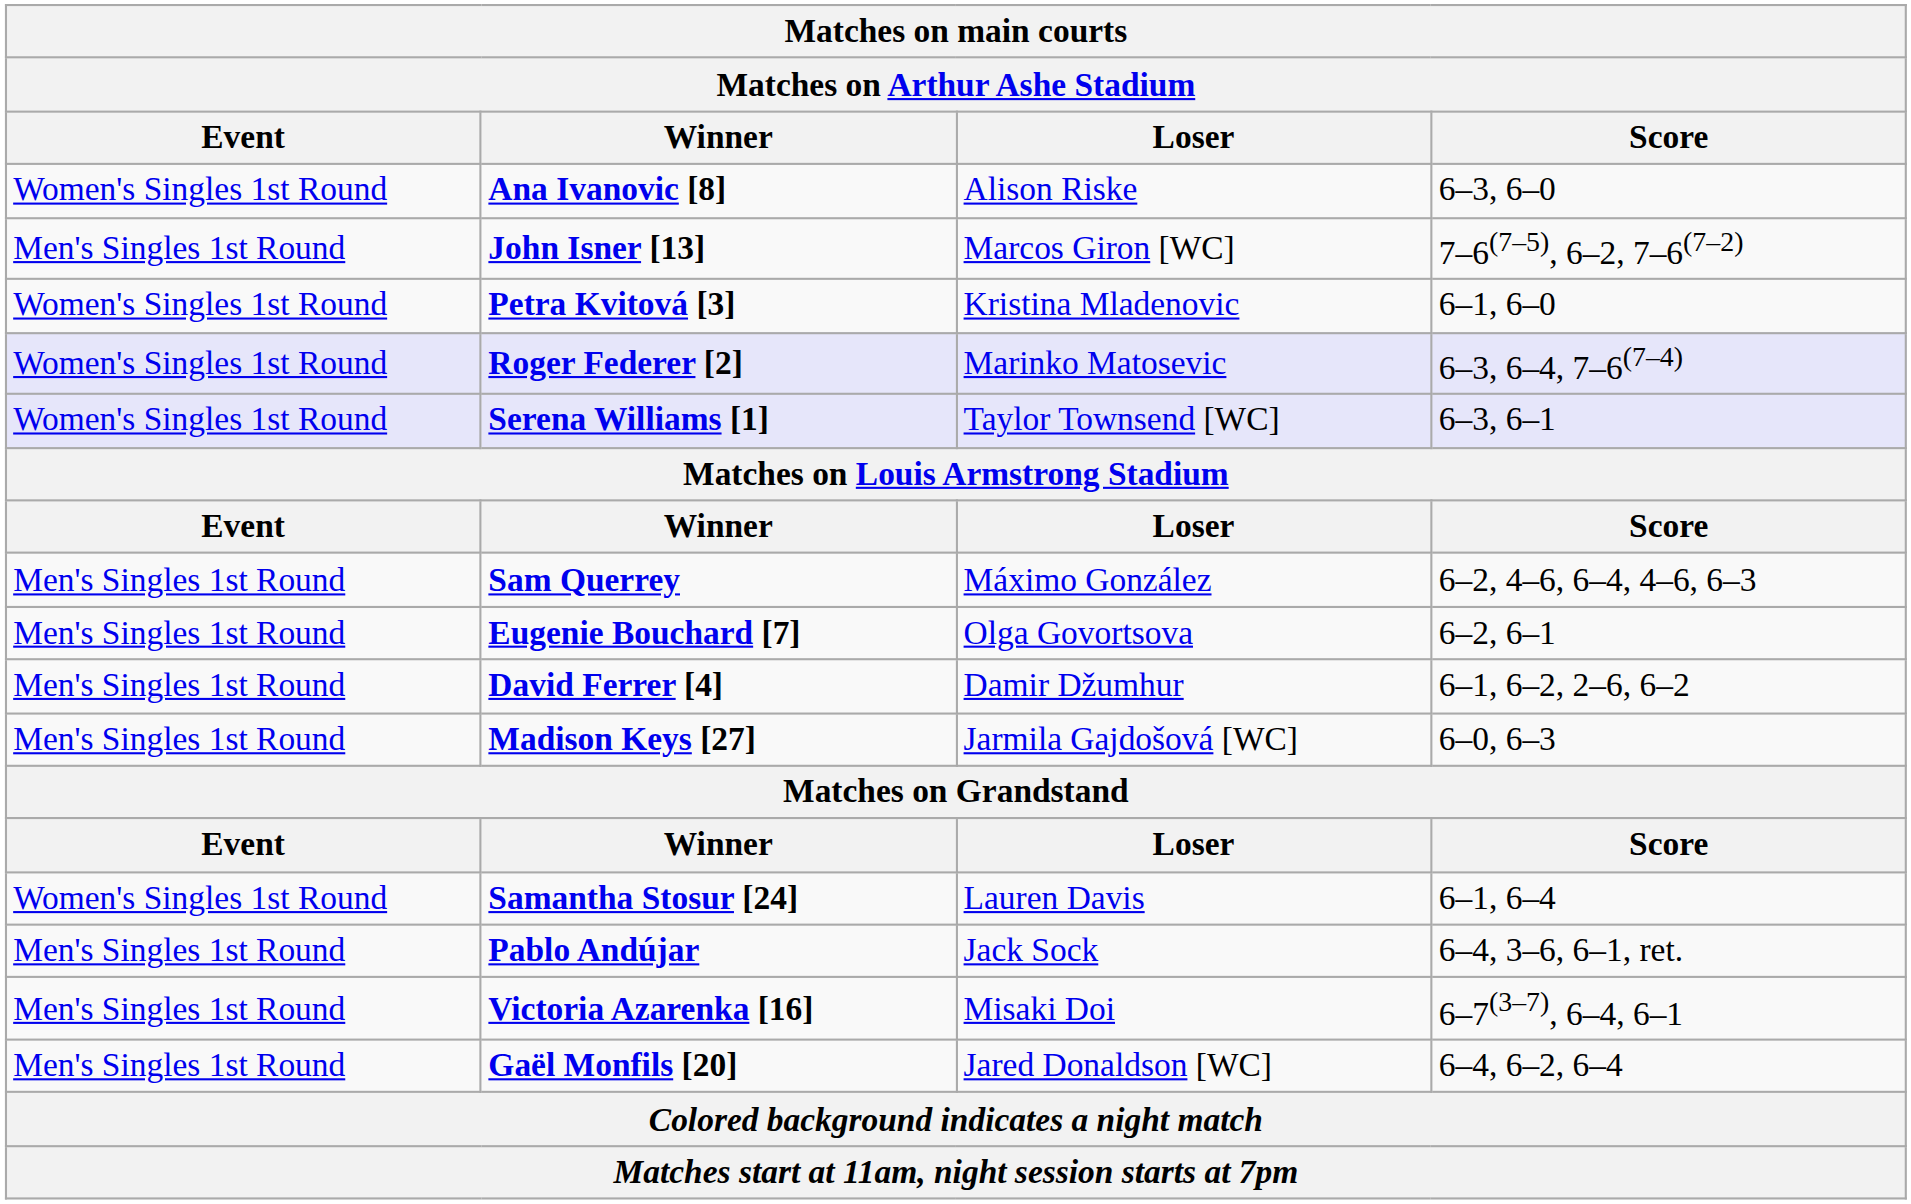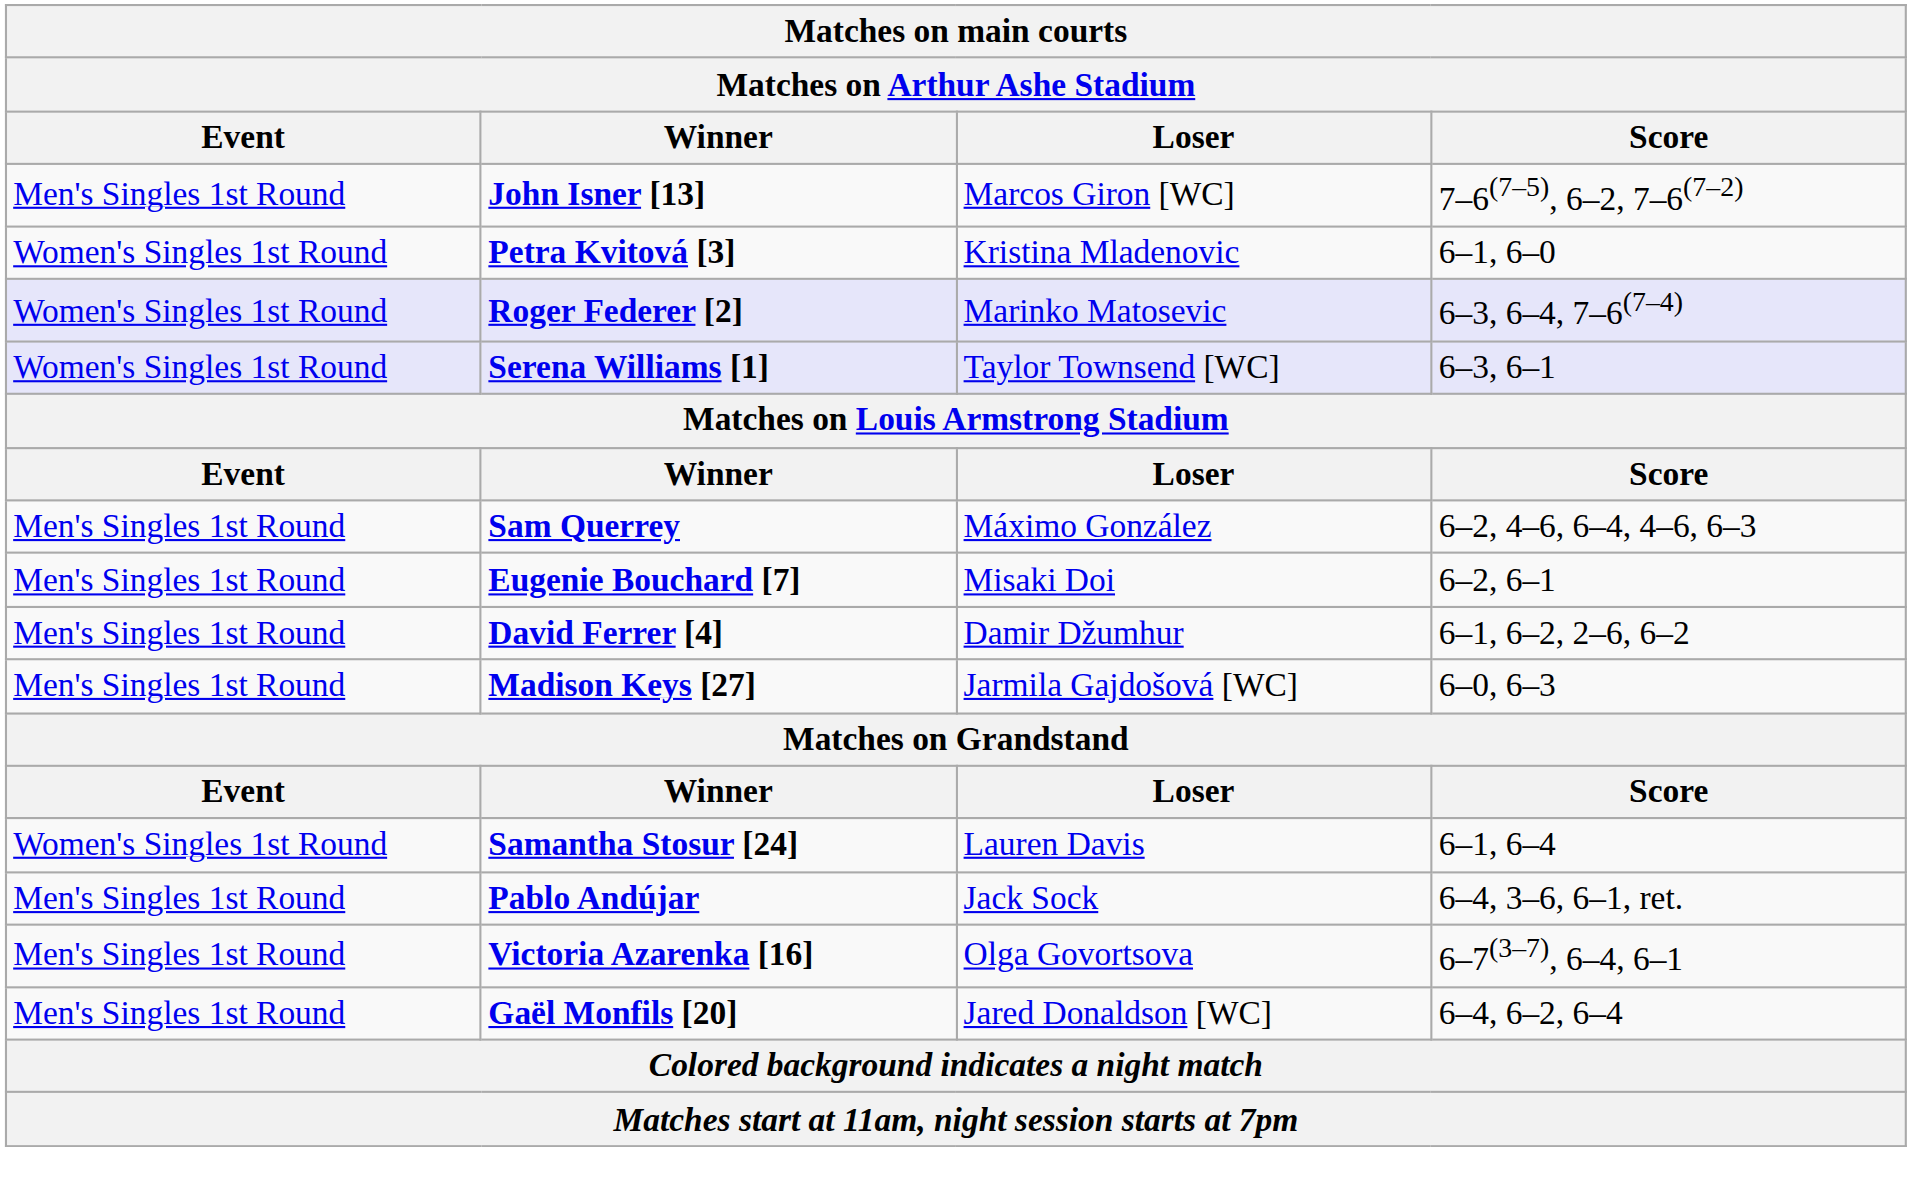- row: (607, 190)
(1078, 632) Olga Govortsova -> (1039, 579) Misaki Doi
(1039, 1008) Misaki Doi -> (1078, 955) Olga Govortsova
